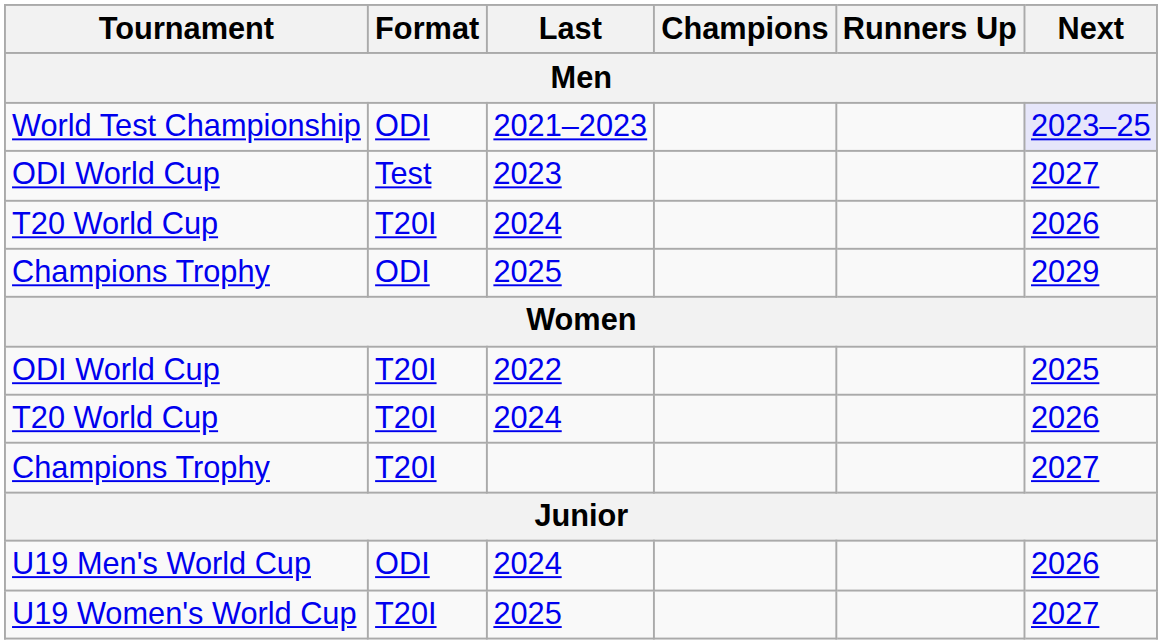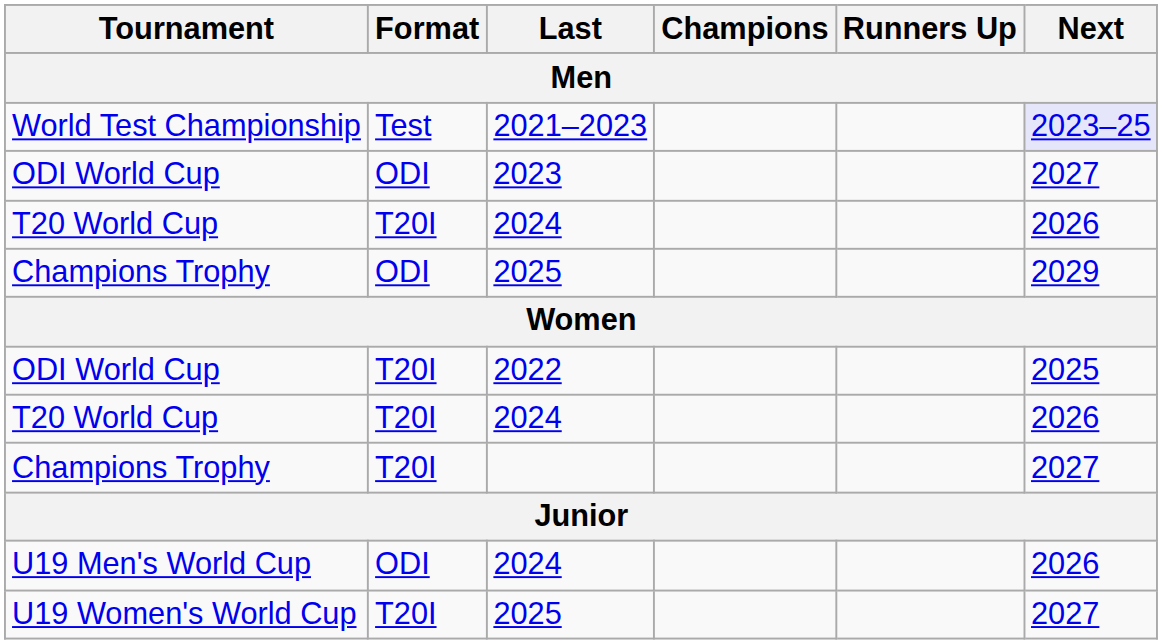(402, 126) ODI -> (403, 126) Test
(403, 175) Test -> (402, 175) ODI
